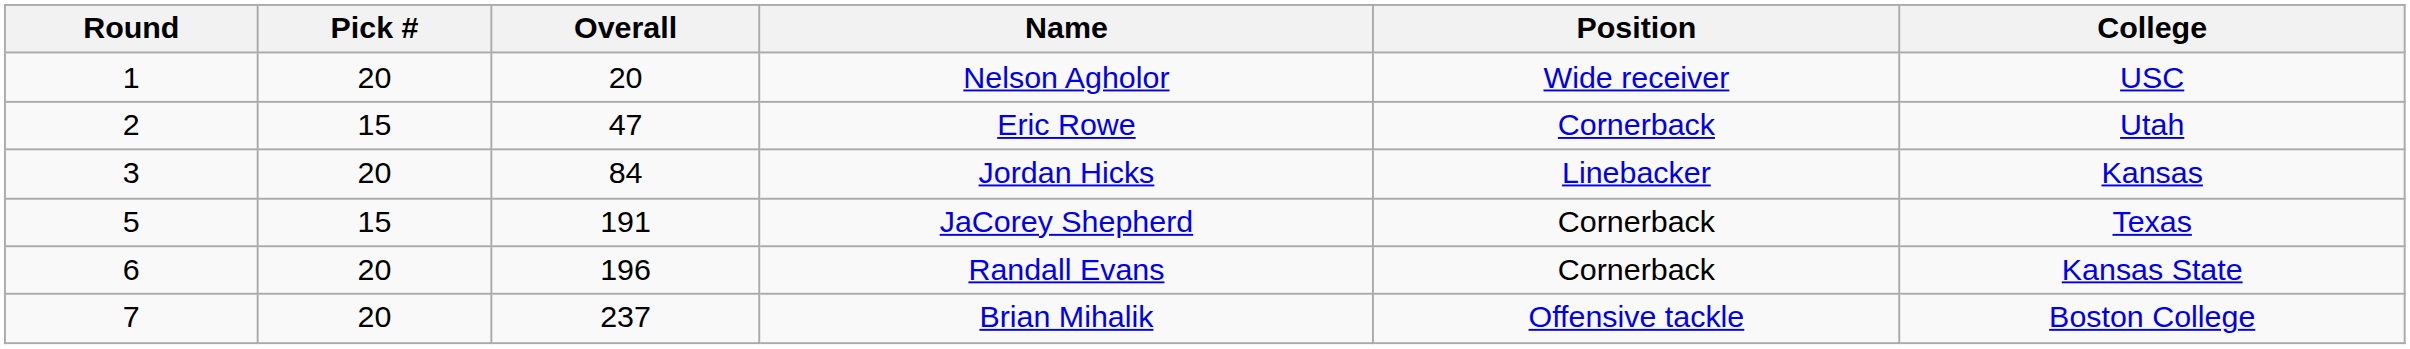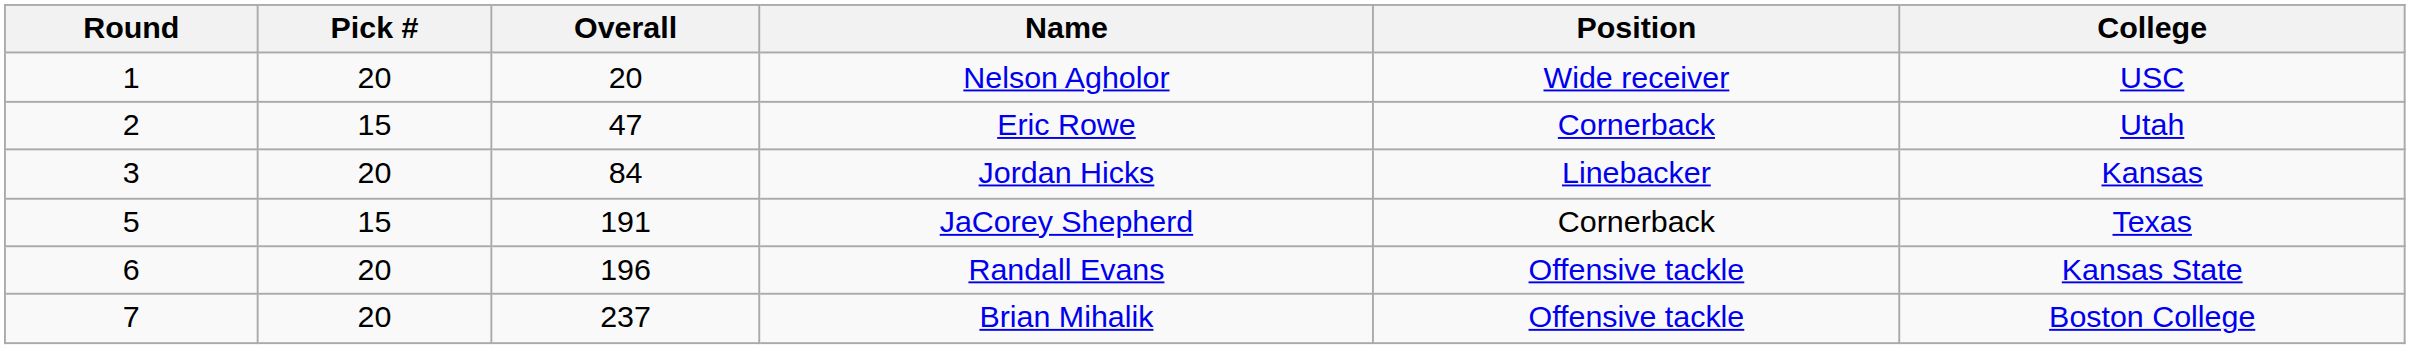(1636, 269) Cornerback -> (1636, 269) Offensive tackle
